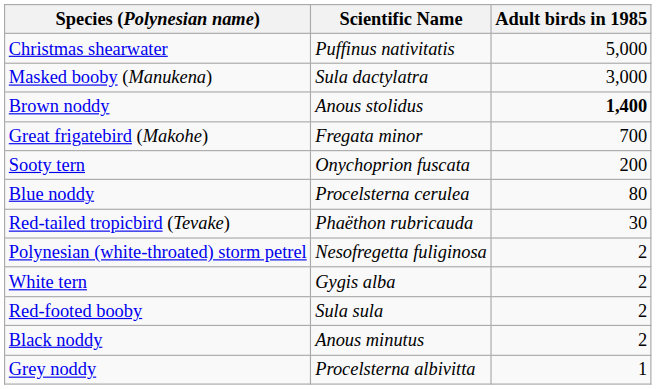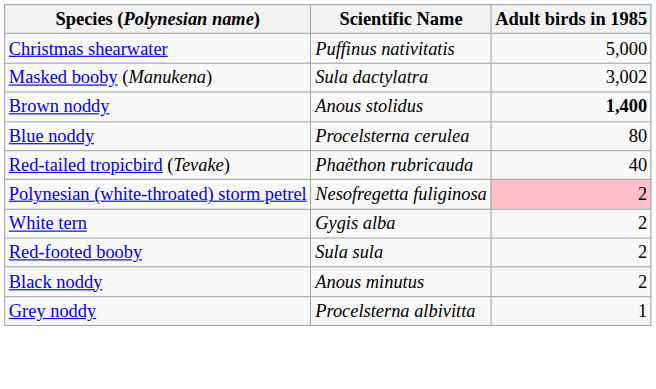(626, 77) 3,000 -> (626, 77) 3,002
- row: (108, 135)
- row: (47, 164)
(638, 223) 30 -> (638, 164) 40
(643, 252) no background -> (643, 194) pink background
